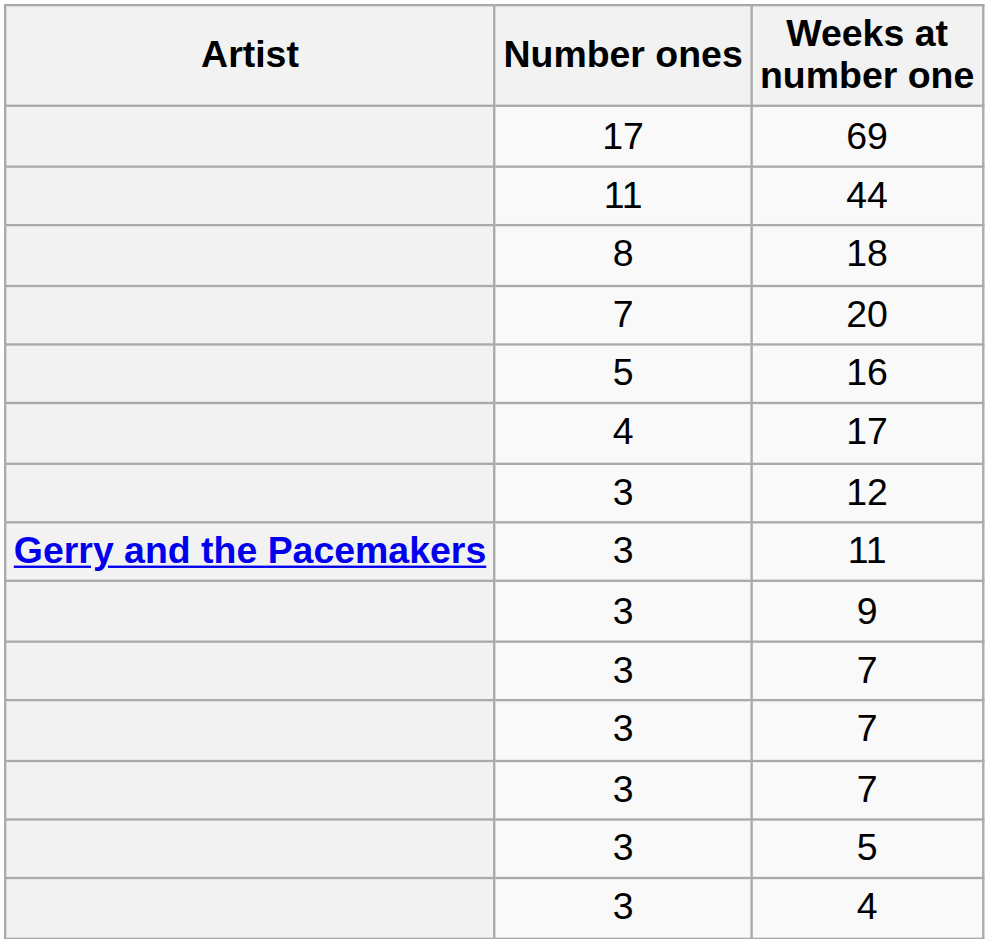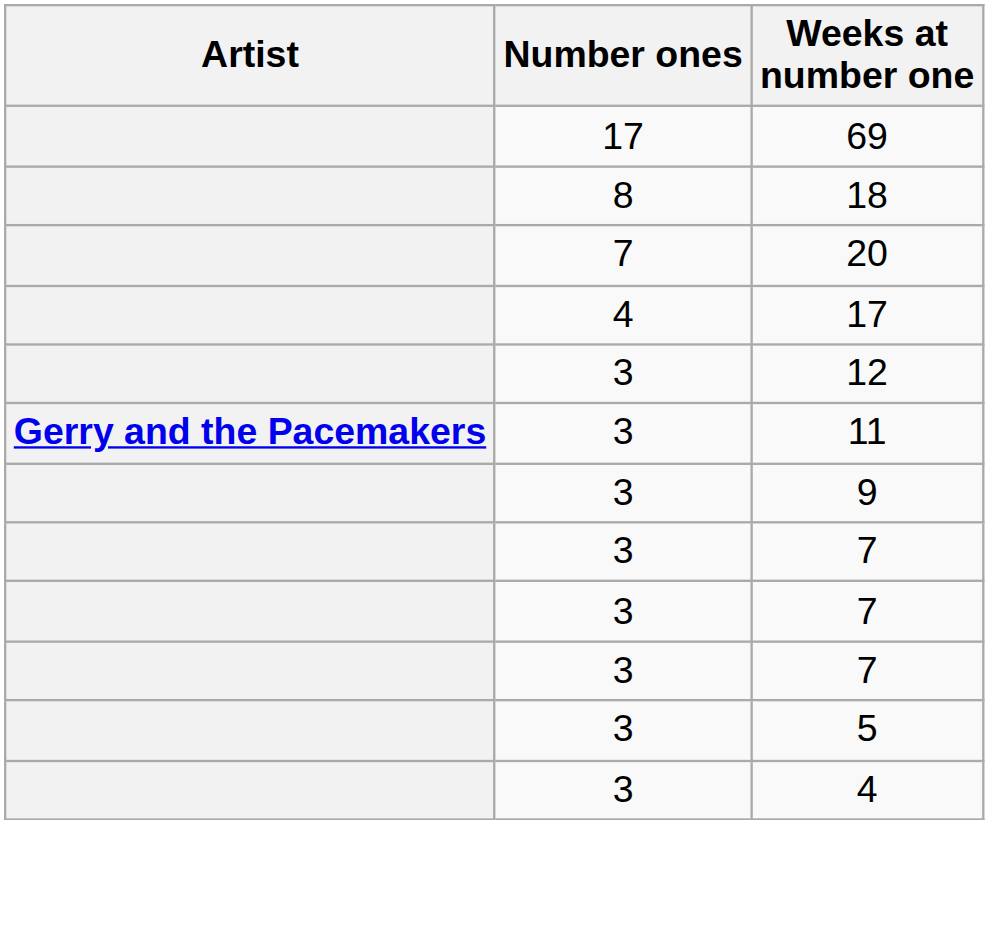- row: (623, 195)
- row: (623, 373)
